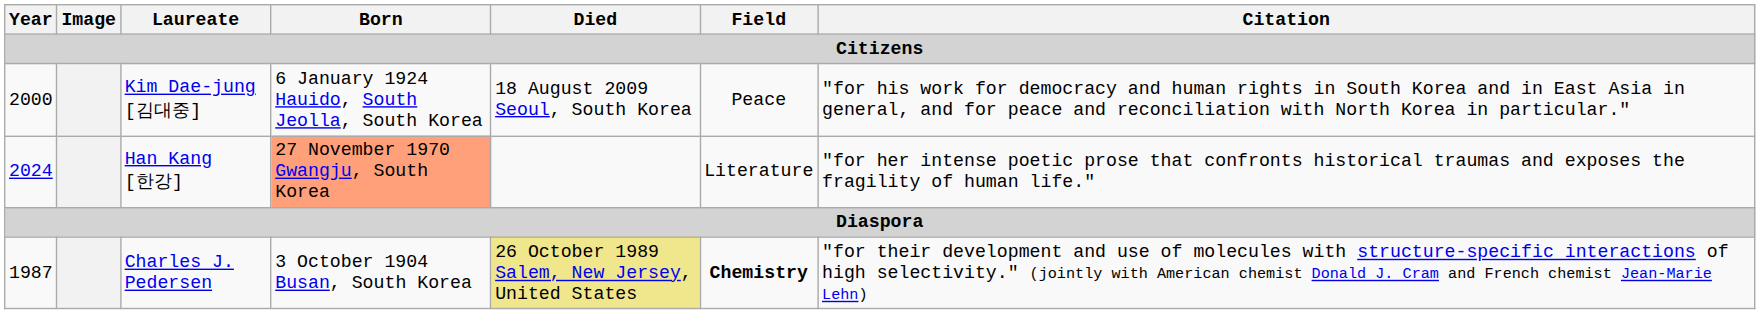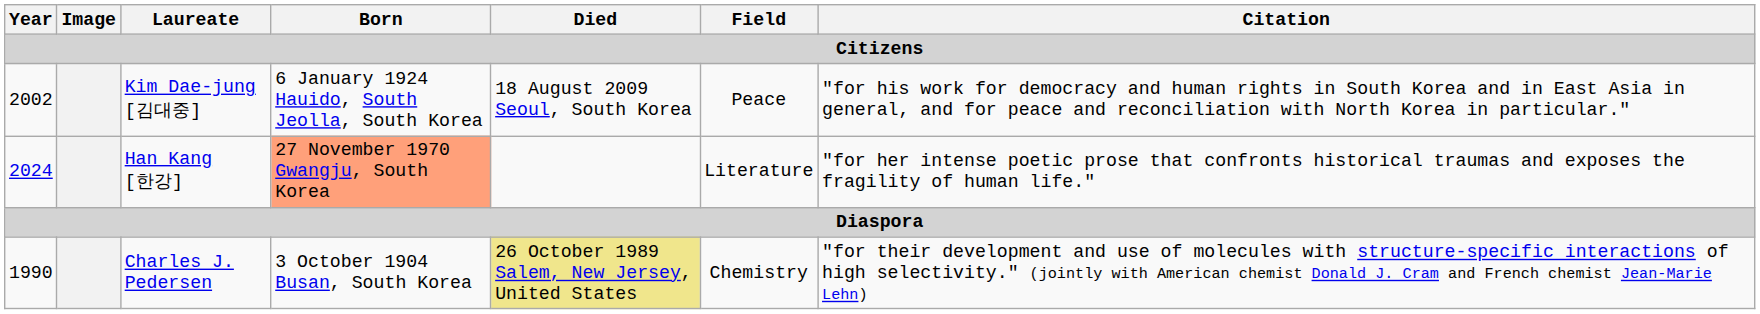(31, 100) 2000 -> (31, 100) 2002
(31, 273) 1987 -> (31, 273) 1990
(759, 273) bold -> (759, 273) normal
